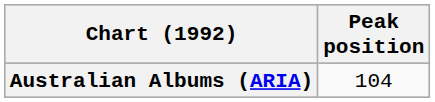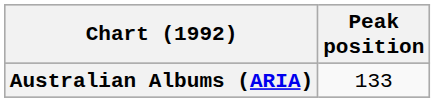(374, 81) 104 -> (374, 81) 133
